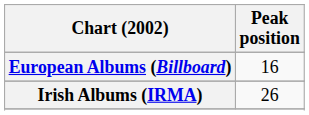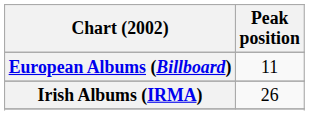(270, 66) 16 -> (270, 66) 11
